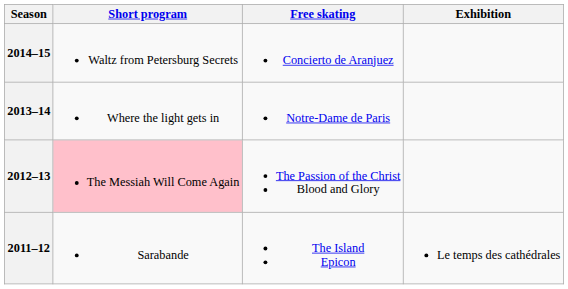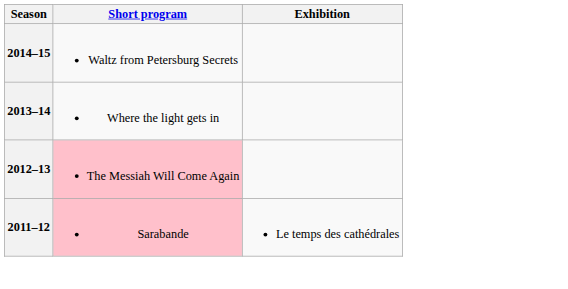- column: (323, 14)
(148, 255) no background -> (148, 234) pink background
